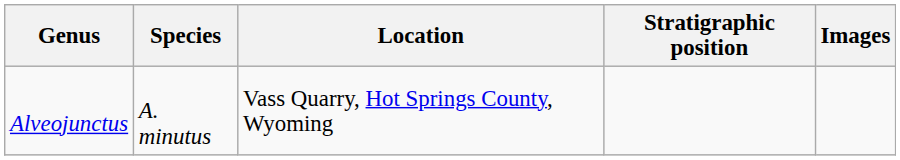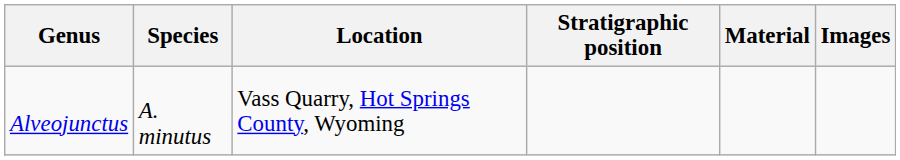+ column: (767, 35)
